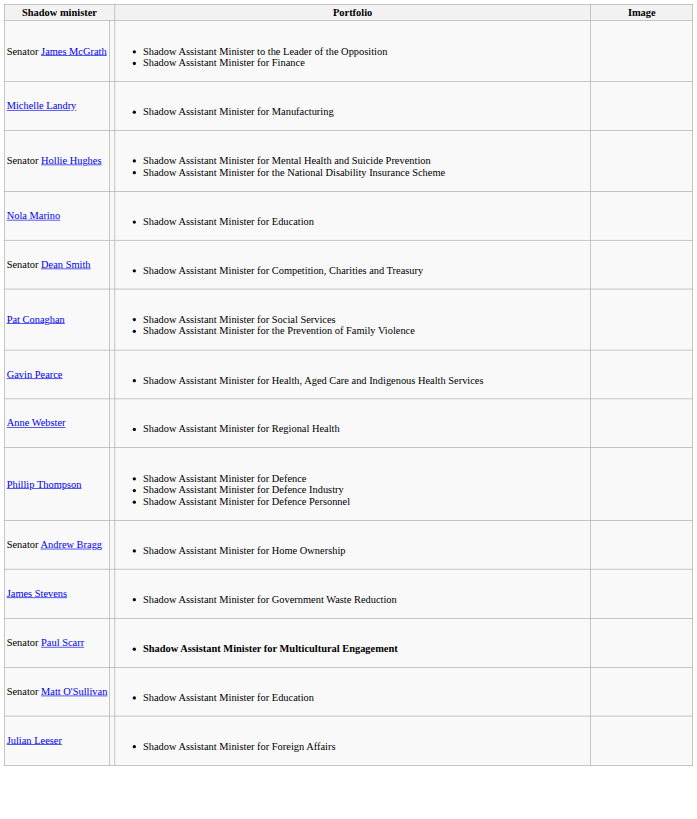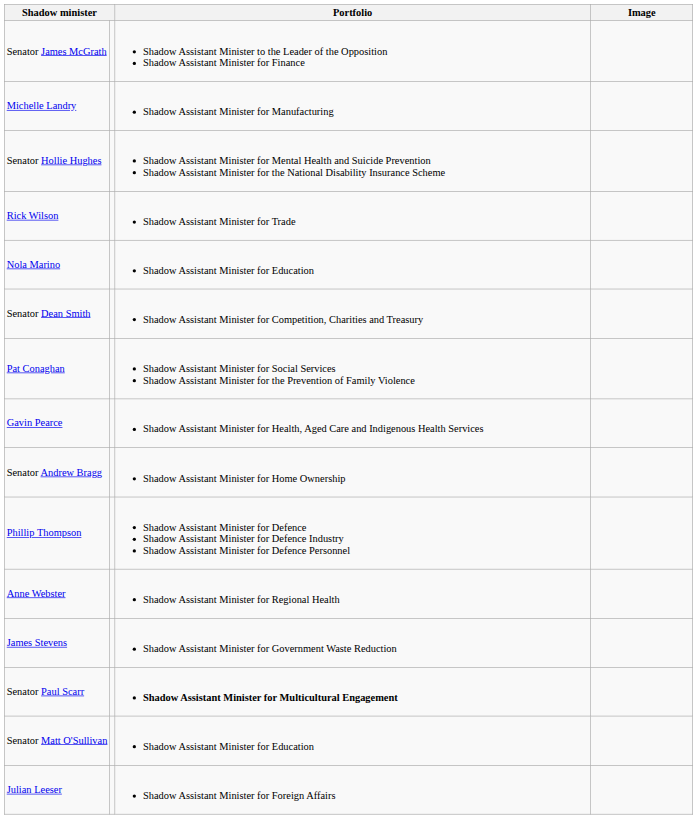+ row: (33, 215)
rows swapped: (36, 423) <-> (54, 544)
